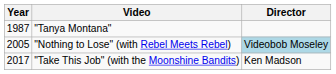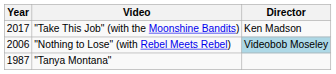rows swapped: (73, 28) <-> (137, 61)
(18, 45) 2005 -> (18, 45) 2006
